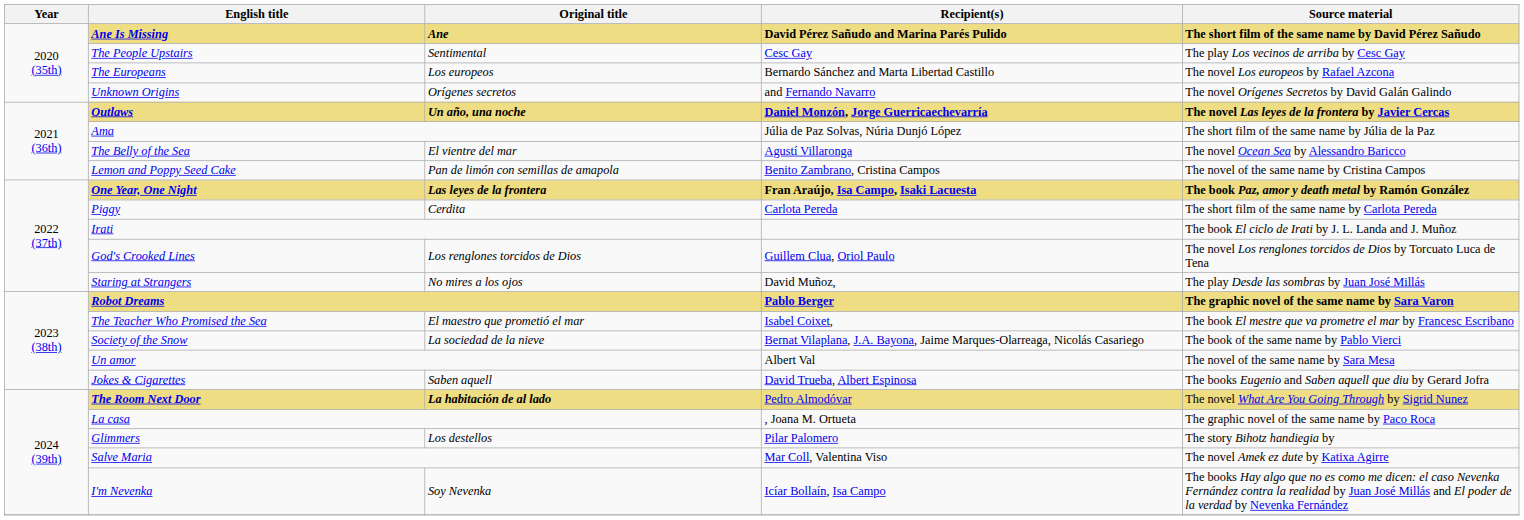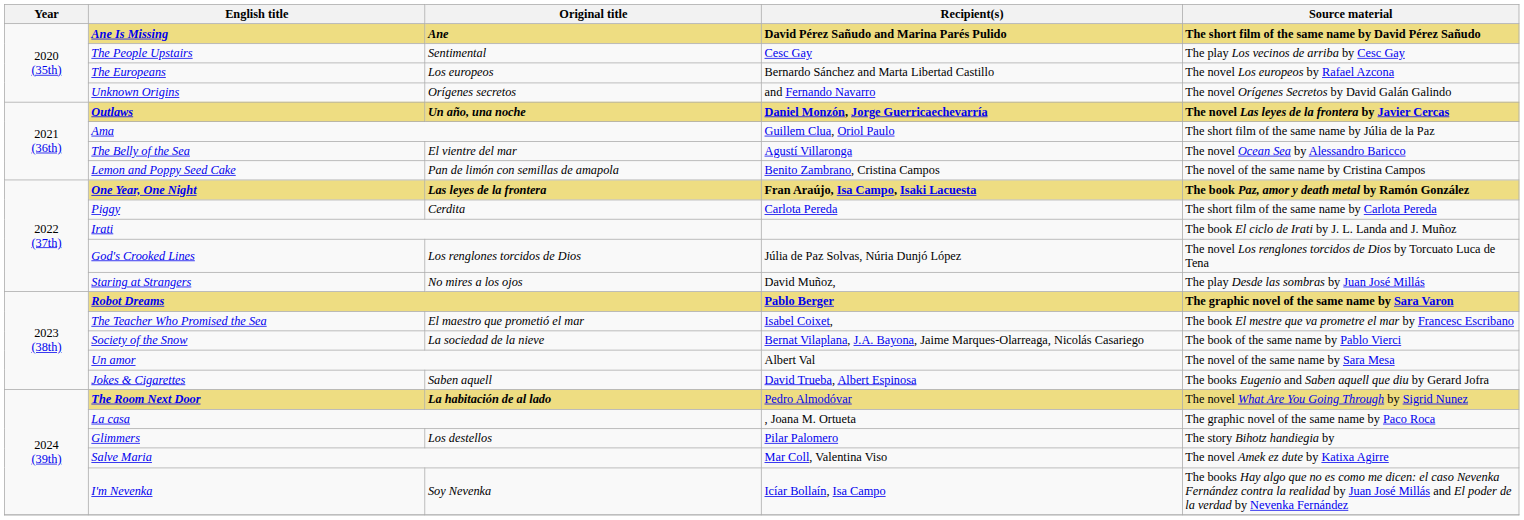(863, 131) Júlia de Paz Solvas, Núria Dunjó López -> (830, 131) Guillem Clua, Oriol Paulo
(830, 255) Guillem Clua, Oriol Paulo -> (863, 255) Júlia de Paz Solvas, Núria Dunjó López
